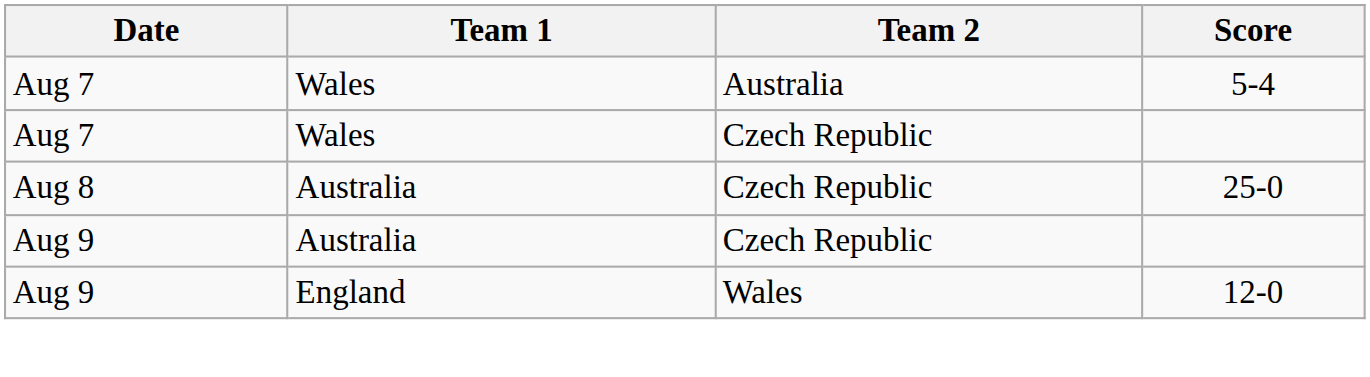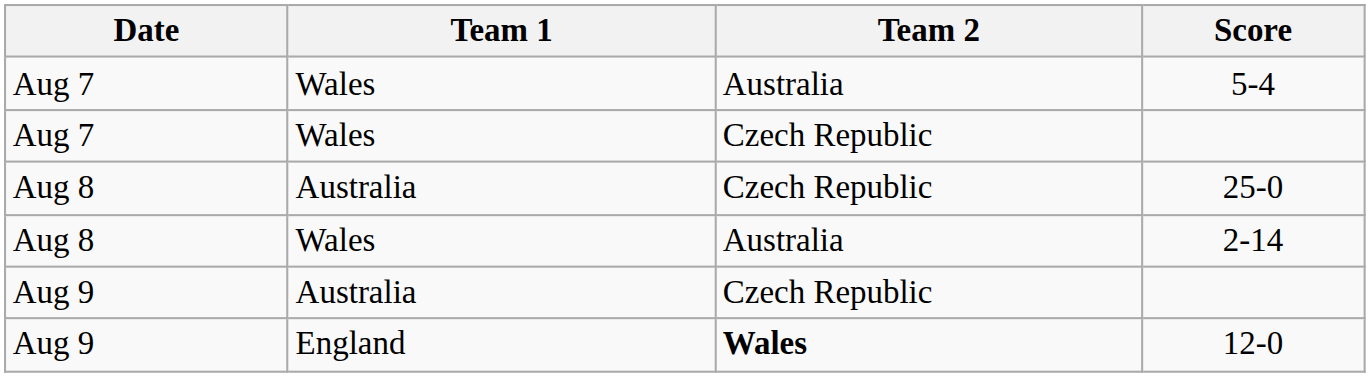+ row: (53, 239)
(763, 291) normal -> (765, 344) bold
